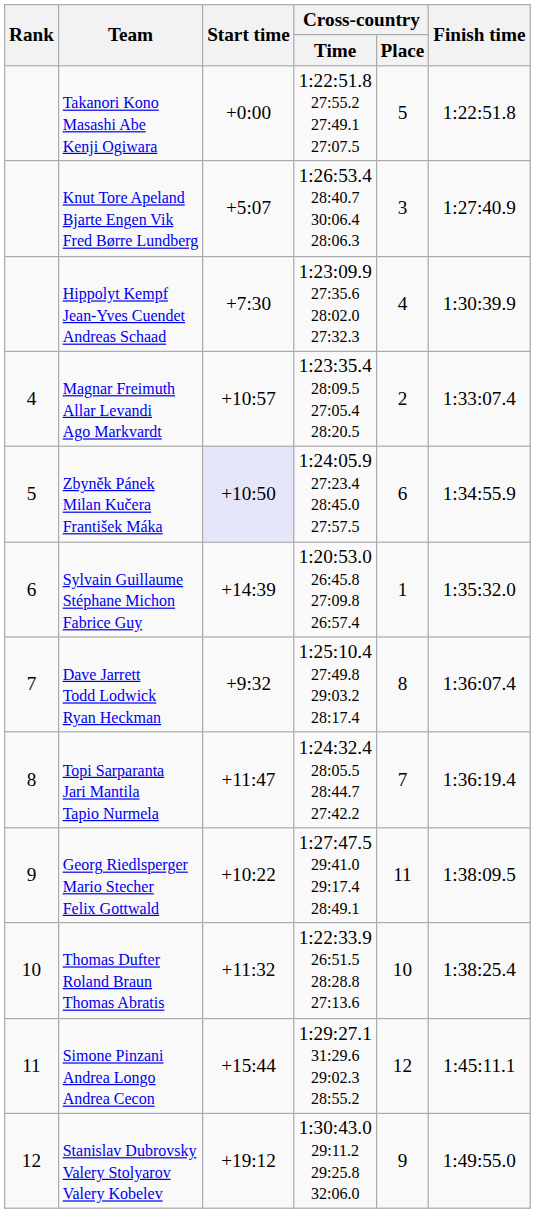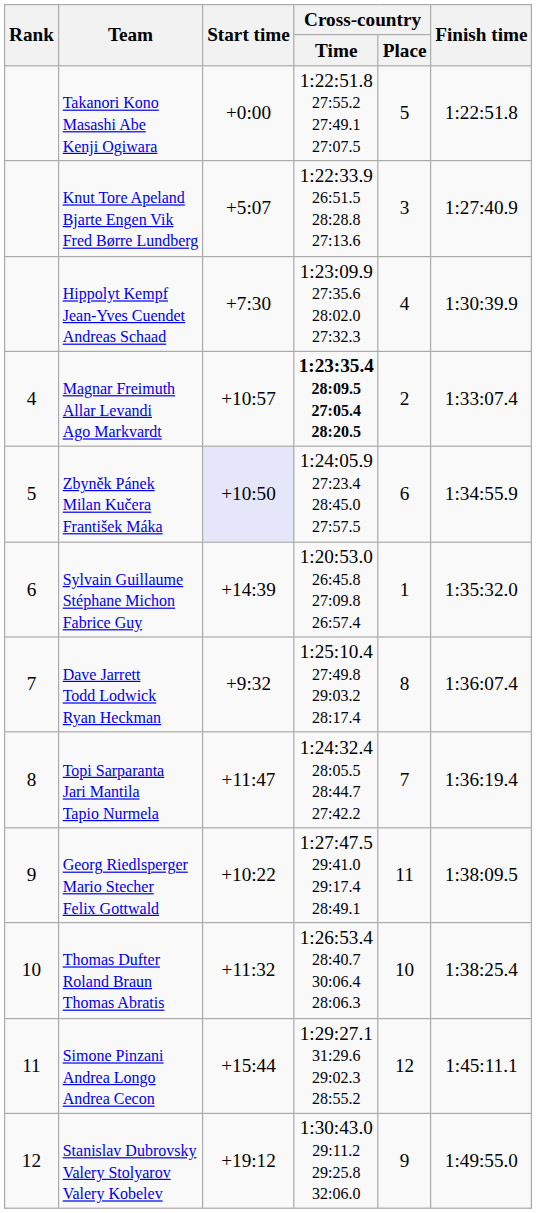(335, 208) 1:26:53.4 28:40.7 30:06.4 28:06.3 -> (336, 208) 1:22:33.9 26:51.5 28:28.8 27:13.6
(335, 398) normal -> (336, 398) bold
(335, 970) 1:22:33.9 26:51.5 28:28.8 27:13.6 -> (336, 970) 1:26:53.4 28:40.7 30:06.4 28:06.3
